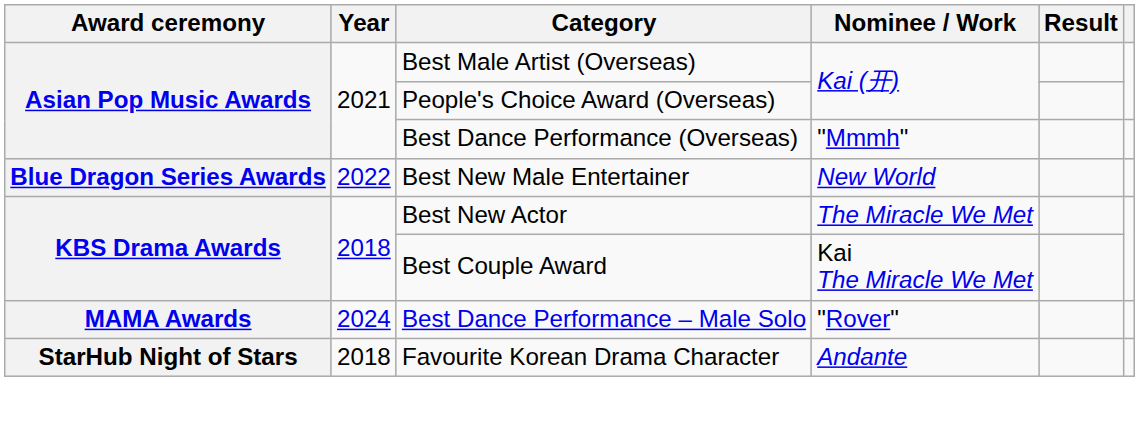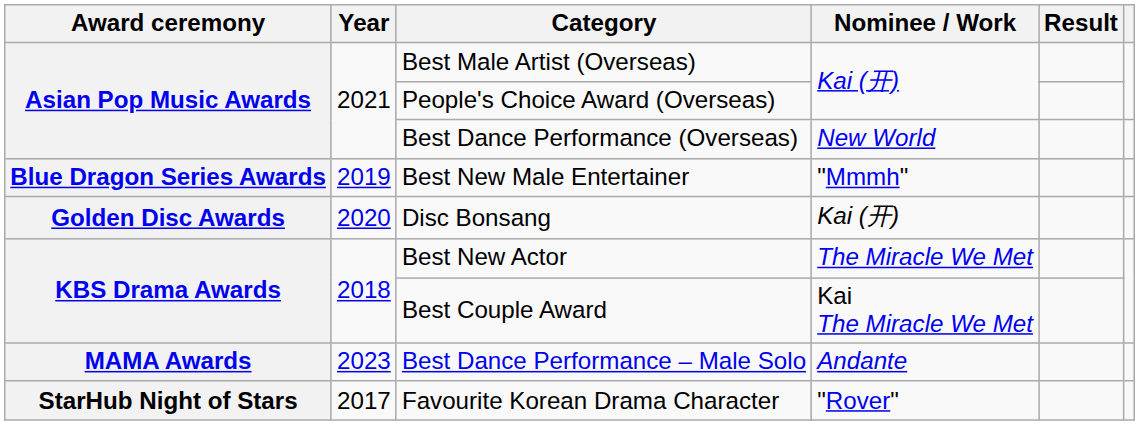(863, 138) "Mmmh" -> (876, 138) New World
(364, 176) 2022 -> (364, 176) 2019
(876, 176) New World -> (863, 176) "Mmmh"
+ row: (476, 217)
(364, 319) 2024 -> (364, 361) 2023
(858, 319) "Rover" -> (862, 361) Andante
(364, 357) 2018 -> (364, 400) 2017
(862, 357) Andante -> (858, 400) "Rover"
